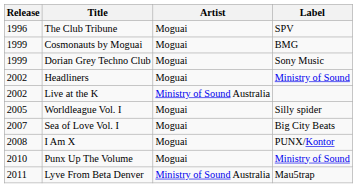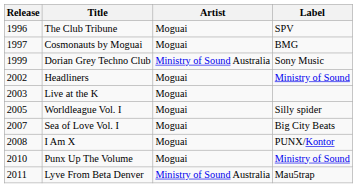(17, 45) 1999 -> (17, 45) 1997
(171, 61) Moguai -> (213, 61) Ministry of Sound Australia
(17, 93) 2002 -> (17, 93) 2003
(213, 93) Ministry of Sound Australia -> (171, 93) Moguai
